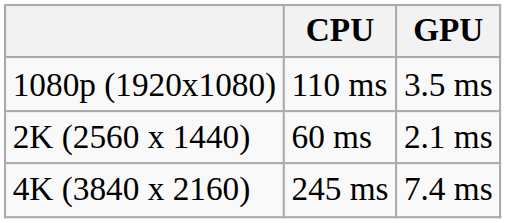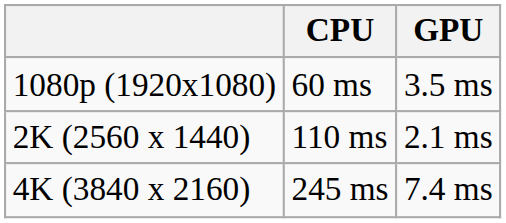(339, 83) 110 ms -> (332, 83) 60 ms
(332, 136) 60 ms -> (339, 136) 110 ms
